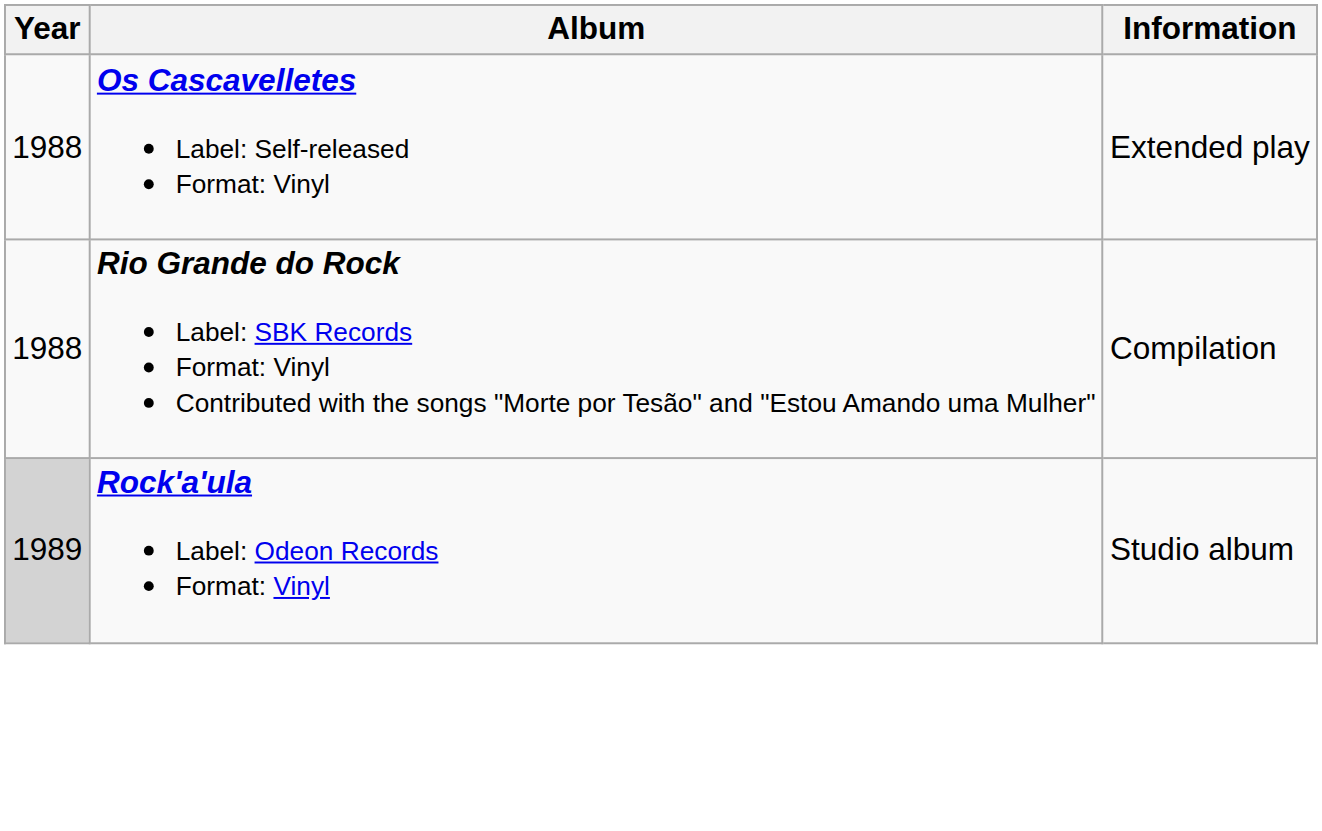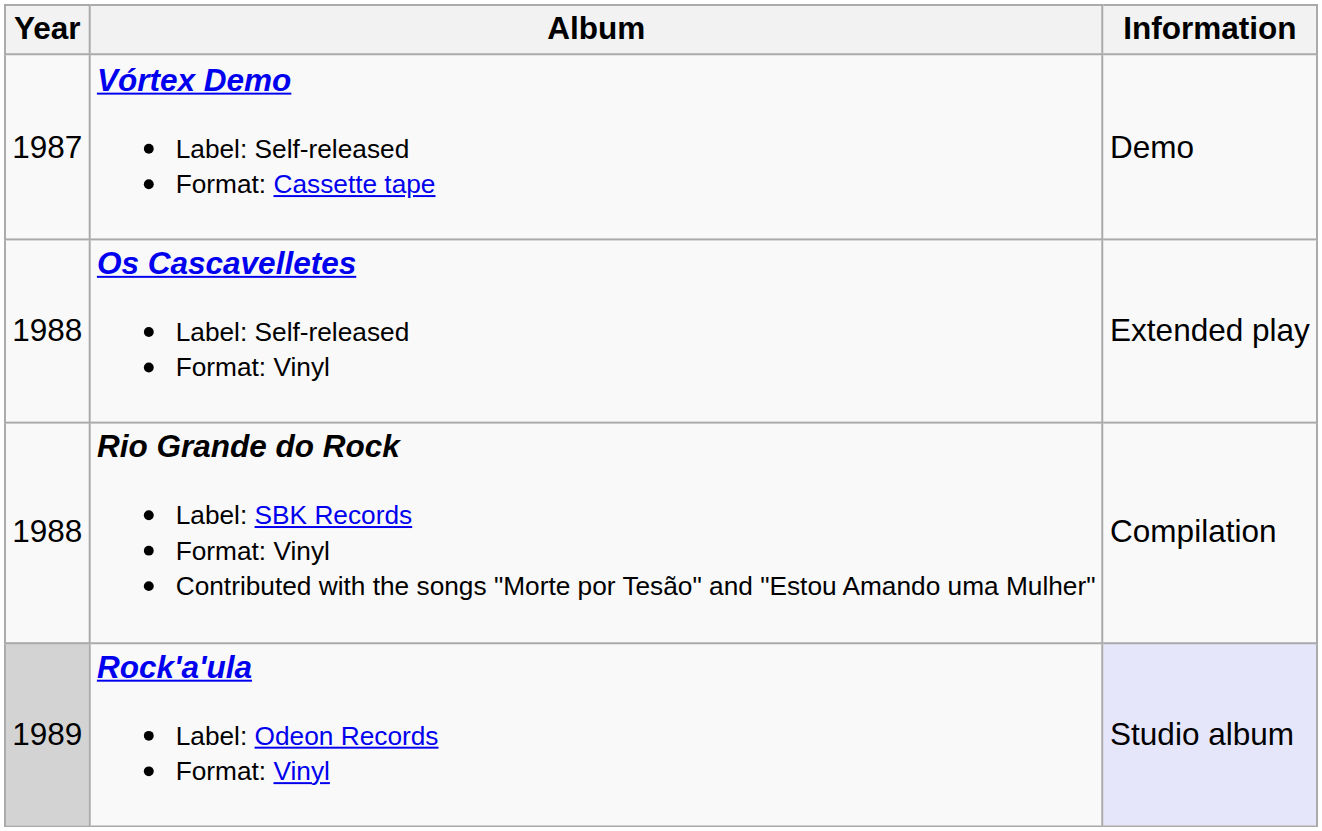+ row: (596, 131)
(1202, 549) no background -> (1202, 733) lavender background
